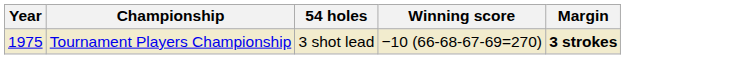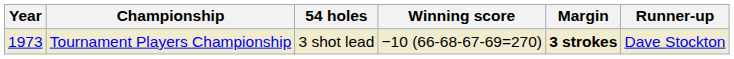+ column: (675, 16)
(25, 41) 1975 -> (25, 41) 1973
